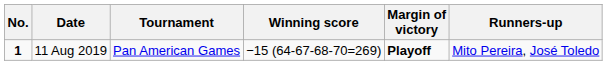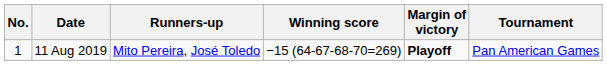columns swapped: (177, 22) <-> (526, 22)
(18, 50) bold -> (18, 50) normal
